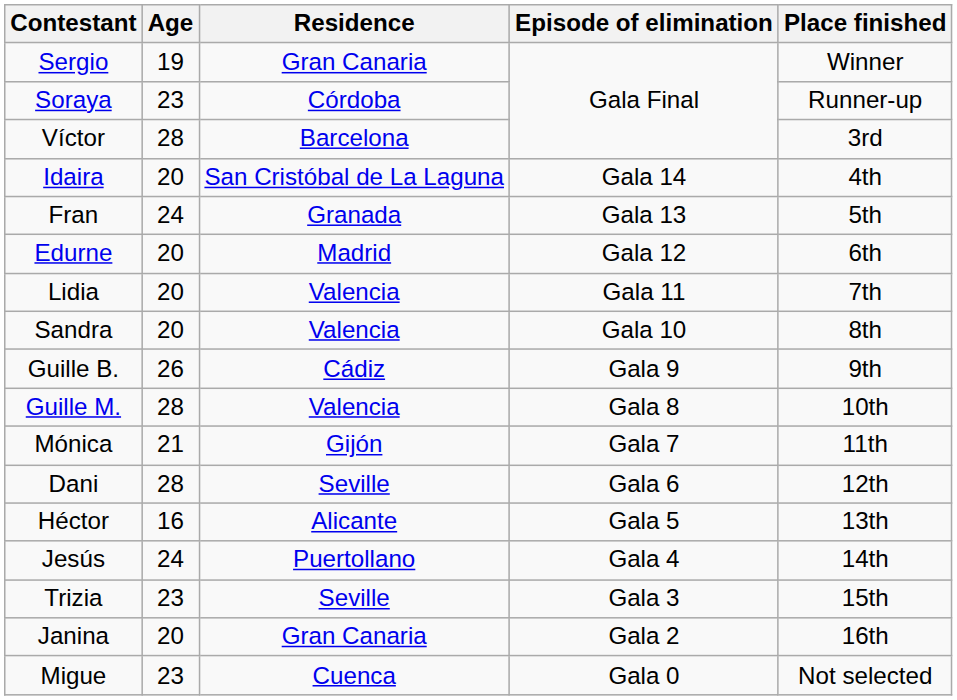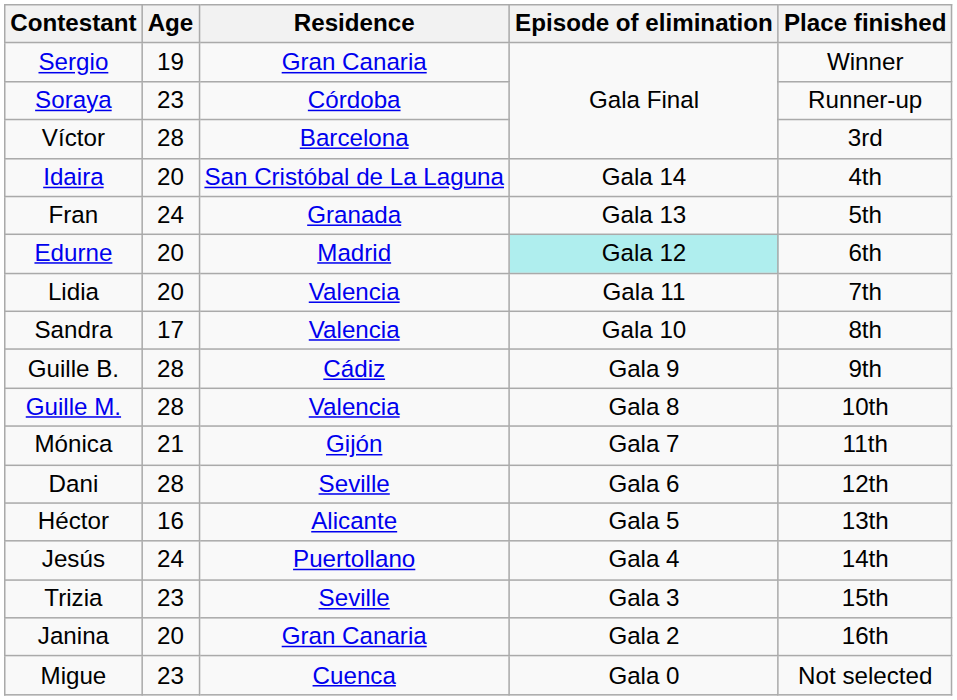(644, 253) no background -> (644, 253) paleturquoise background
(170, 330) 20 -> (170, 330) 17
(170, 368) 26 -> (170, 368) 28
